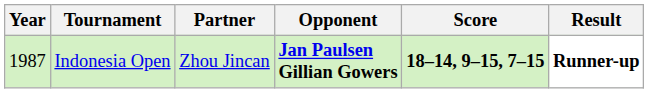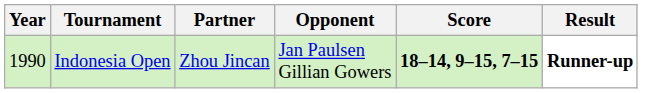(27, 61) 1987 -> (27, 61) 1990
(338, 61) bold -> (335, 61) normal
